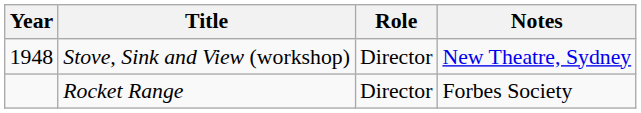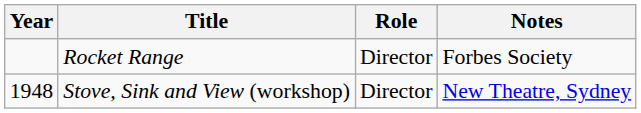rows swapped: (207, 56) <-> (123, 90)
